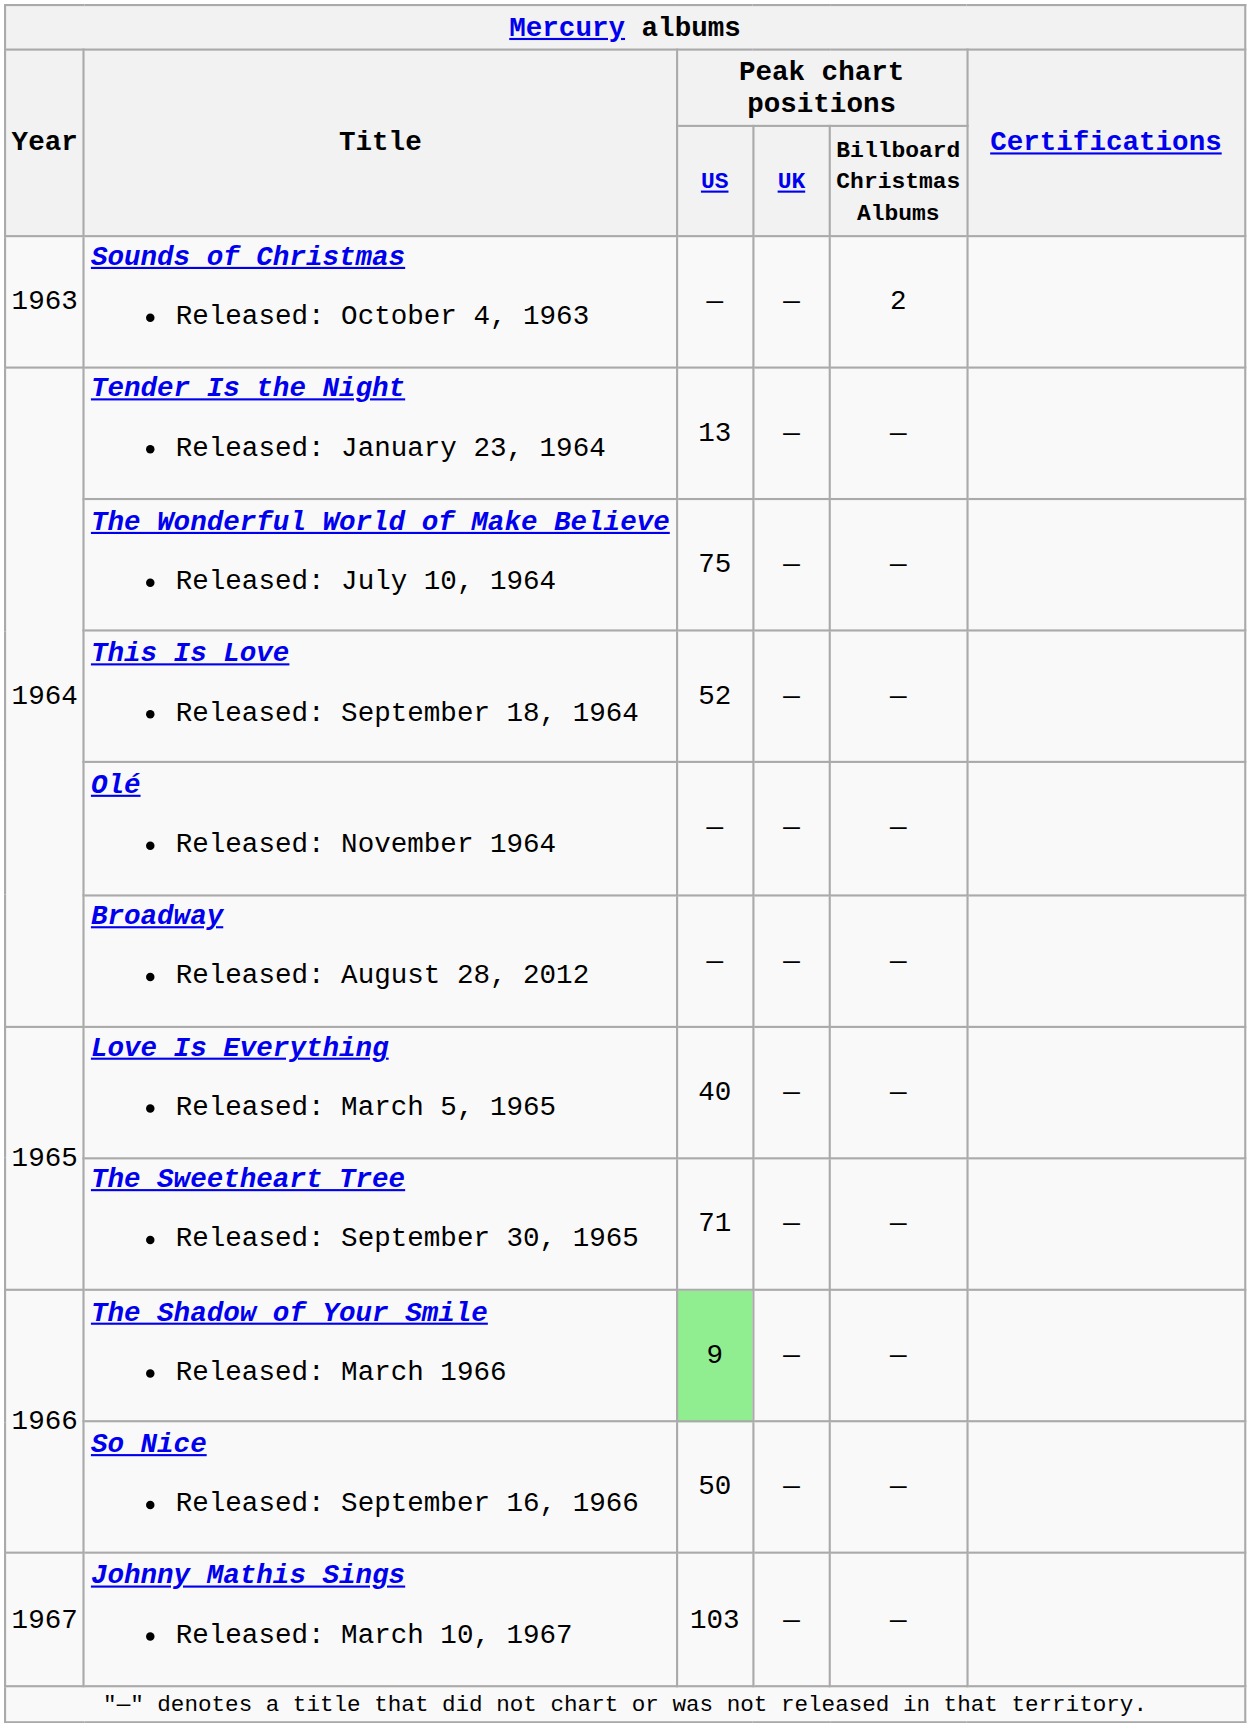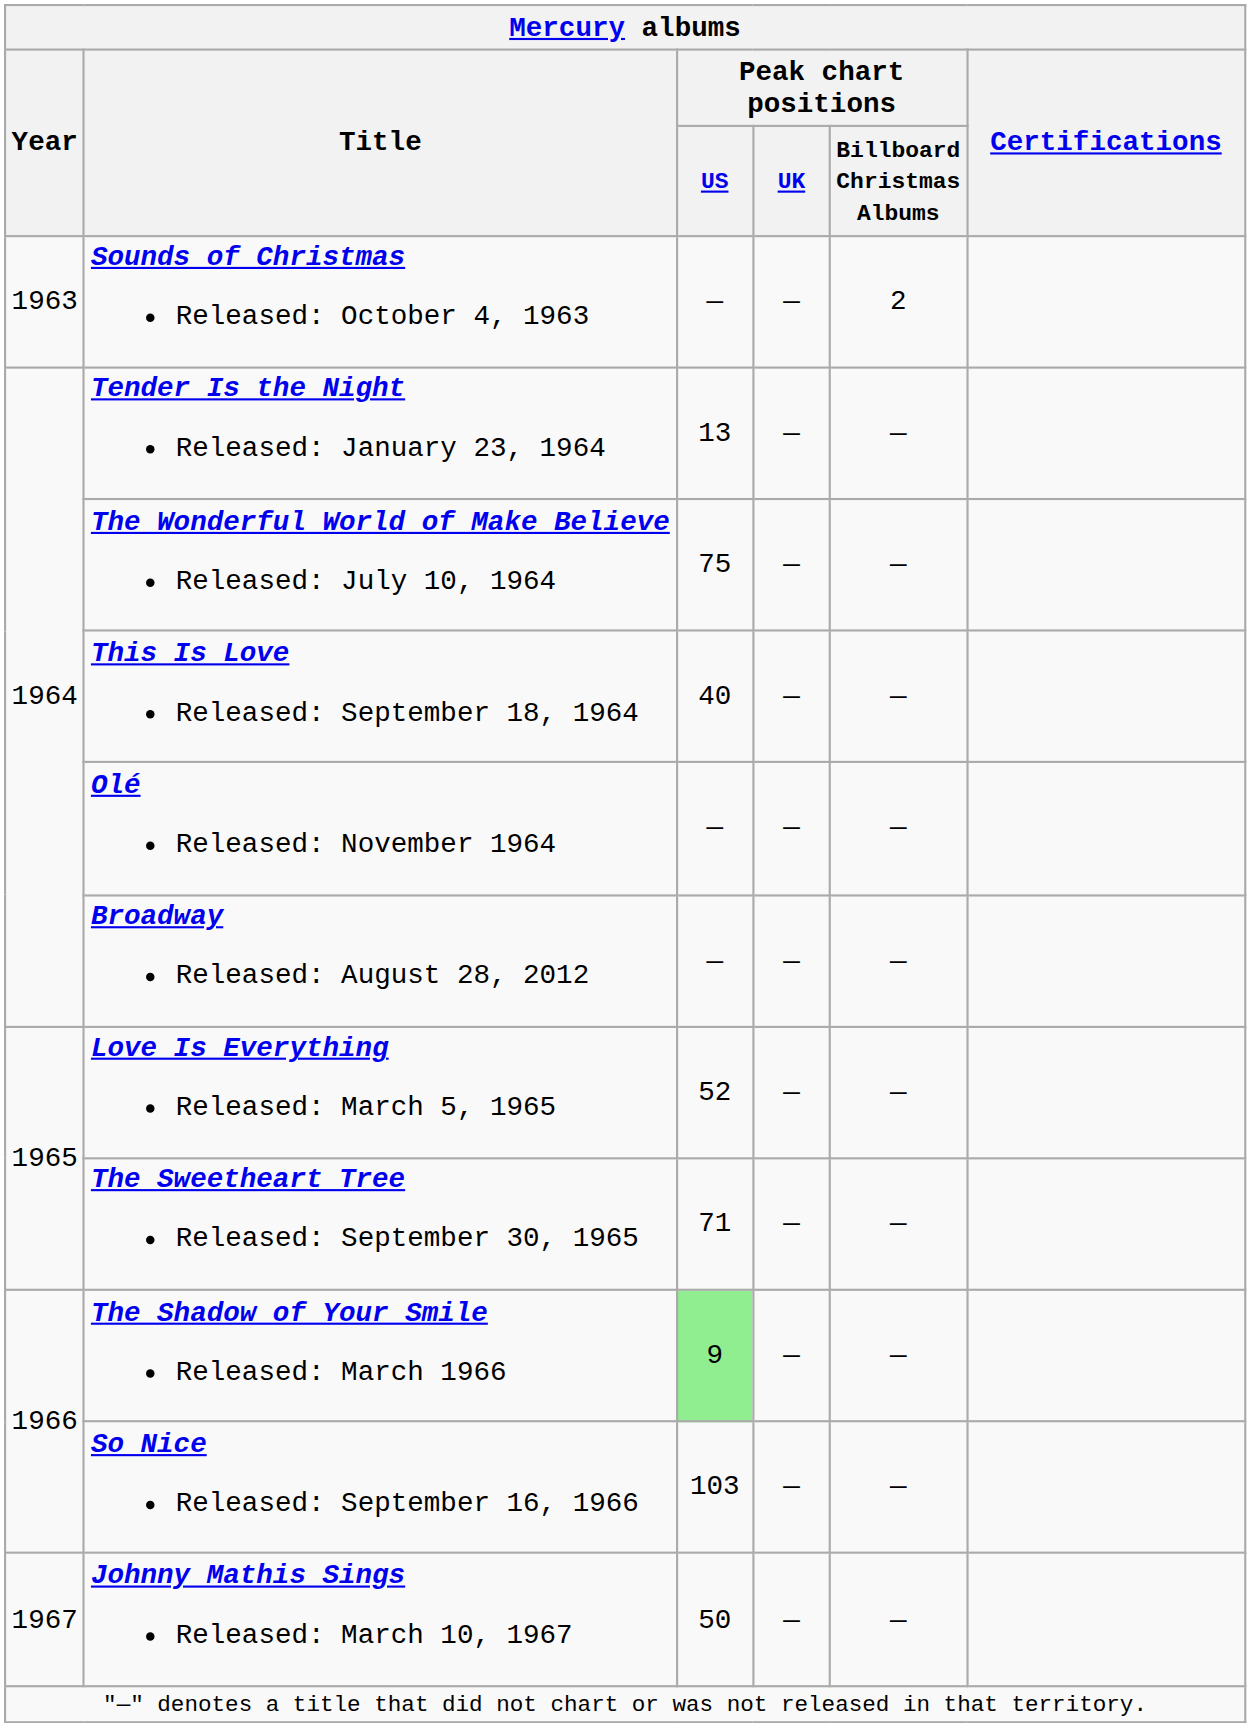(715, 697) 52 -> (715, 697) 40
(715, 1092) 40 -> (715, 1092) 52
(715, 1488) 50 -> (715, 1488) 103
(715, 1620) 103 -> (715, 1620) 50
